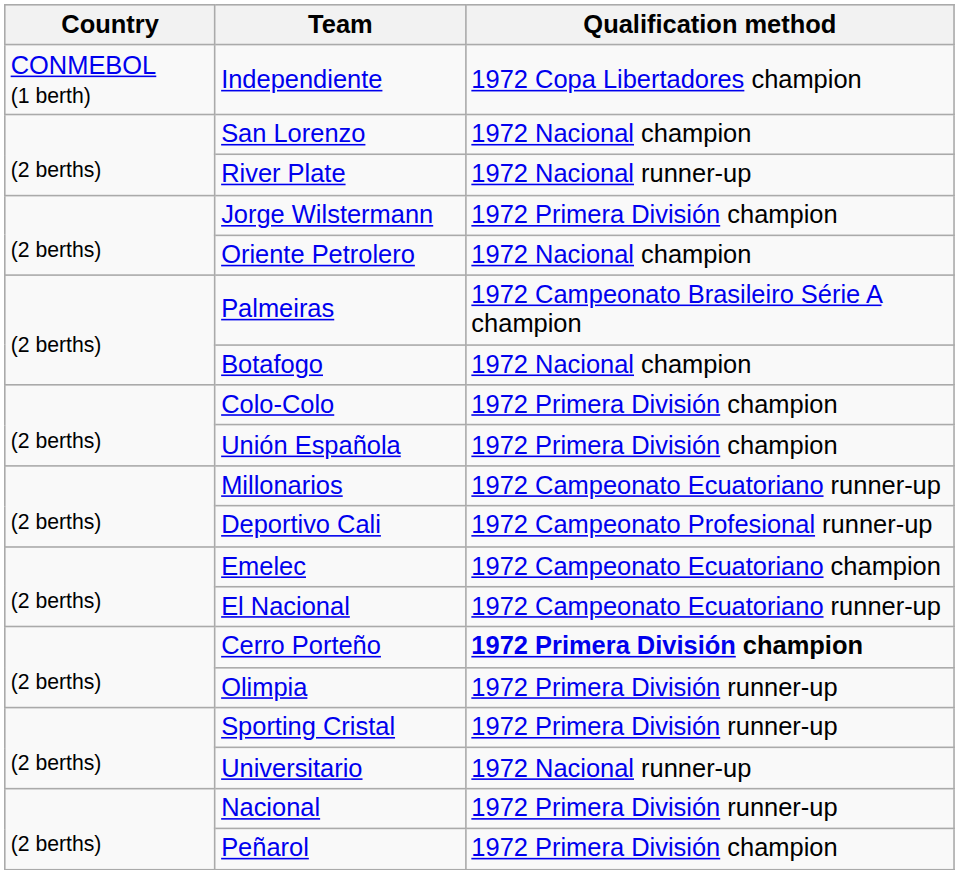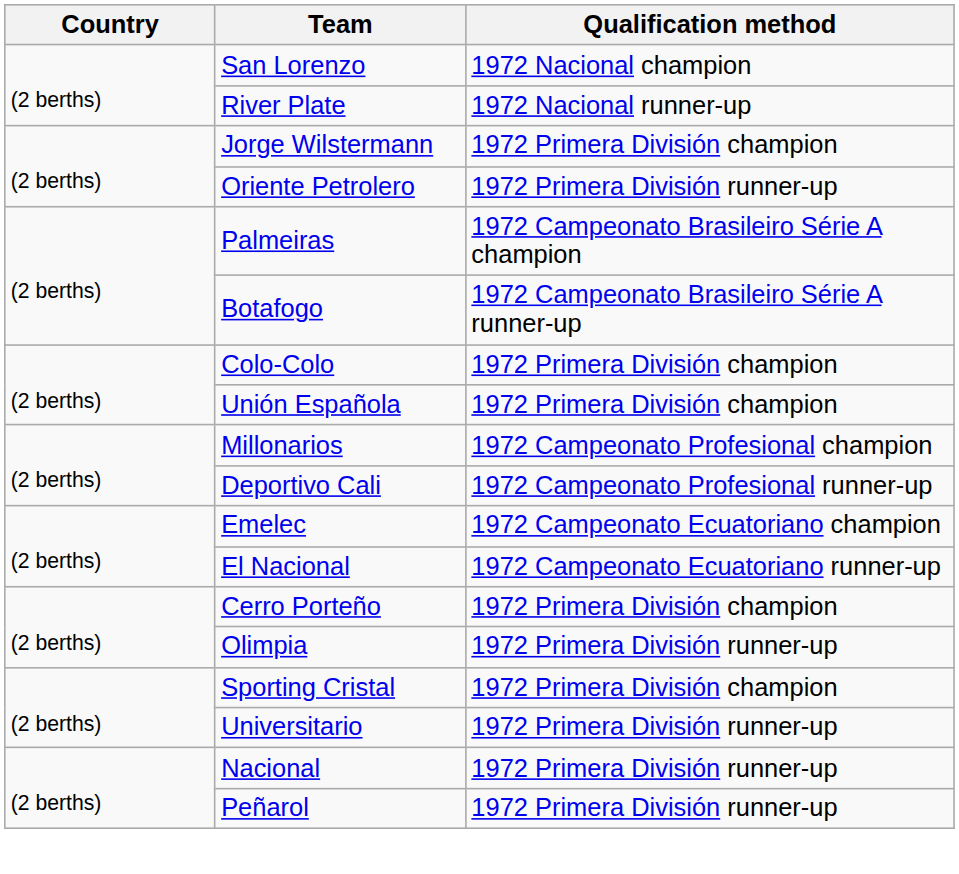- row: (302, 79)
(611, 255) 1972 Nacional champion -> (654, 186) 1972 Primera División runner-up
(611, 364) 1972 Nacional champion -> (676, 309) 1972 Campeonato Brasileiro Série A runner-up
(706, 485) 1972 Campeonato Ecuatoriano runner-up -> (702, 445) 1972 Campeonato Profesional champion
(667, 646) bold -> (654, 606) normal
(654, 727) 1972 Primera División runner-up -> (654, 687) 1972 Primera División champion
(611, 767) 1972 Nacional runner-up -> (654, 727) 1972 Primera División runner-up
(654, 848) 1972 Primera División champion -> (654, 808) 1972 Primera División runner-up
